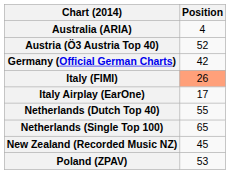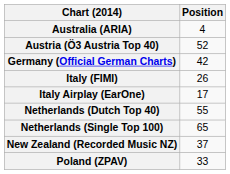(202, 78) lightsalmon background -> (202, 78) no background
(202, 144) 45 -> (202, 144) 37
(202, 161) 53 -> (202, 161) 33
